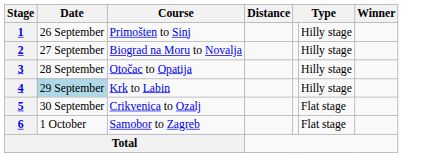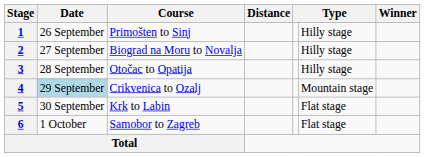(140, 87) Krk to Labin -> (155, 87) Crikvenica to Ozalj
(326, 87) Hilly stage -> (337, 87) Mountain stage
(155, 106) Crikvenica to Ozalj -> (140, 106) Krk to Labin
